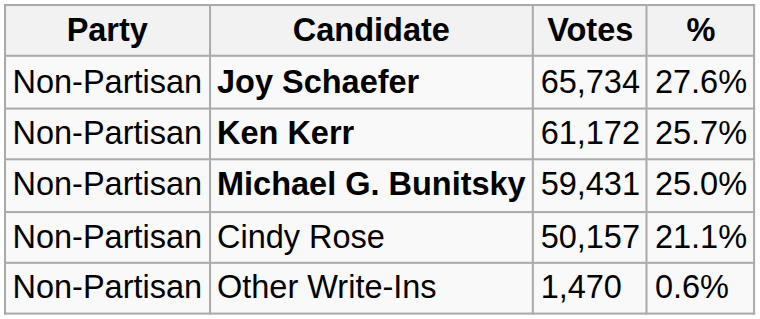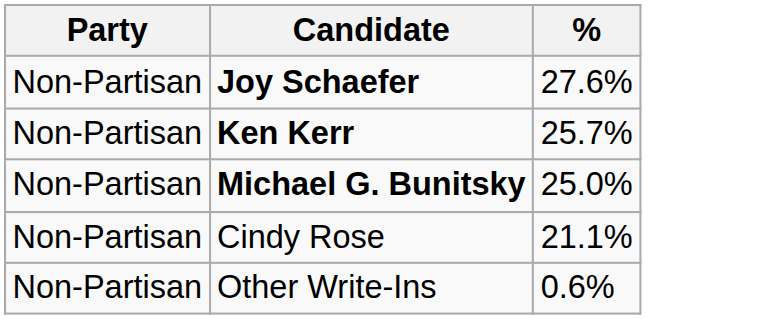- column: (590, 30)
